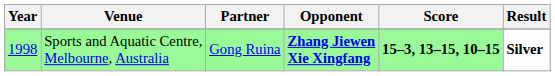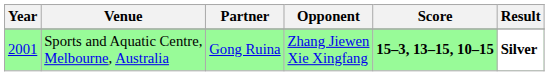(23, 49) 1998 -> (23, 49) 2001
(331, 49) bold -> (328, 49) normal
